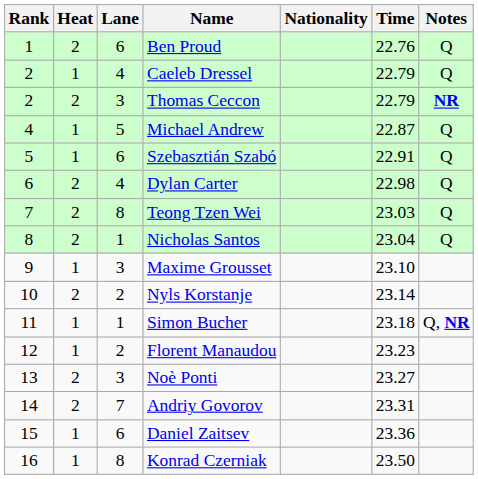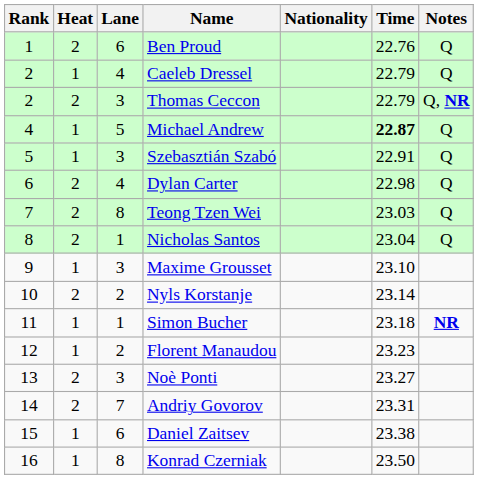(446, 101) NR -> (446, 101) Q, NR
(395, 128) normal -> (395, 128) bold
(120, 156) 6 -> (120, 156) 3
(446, 322) Q, NR -> (446, 322) NR
(395, 433) 23.36 -> (395, 433) 23.38
